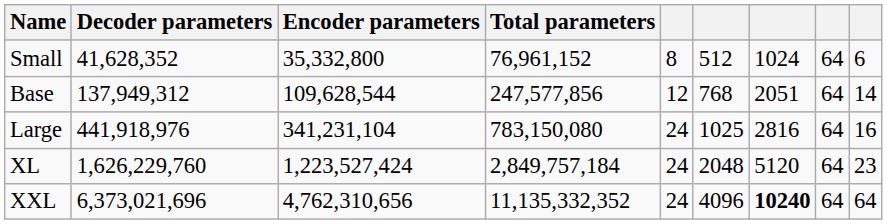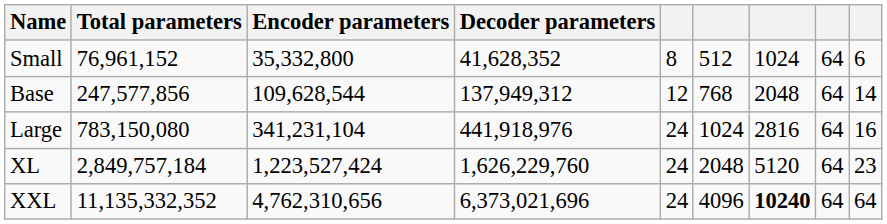columns swapped: (573, 22) <-> (175, 22)
(777, 93) 2051 -> (777, 93) 2048
(721, 129) 1025 -> (721, 129) 1024
